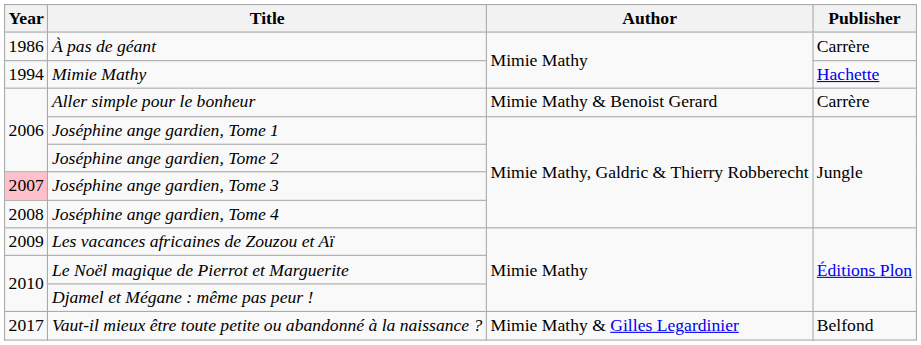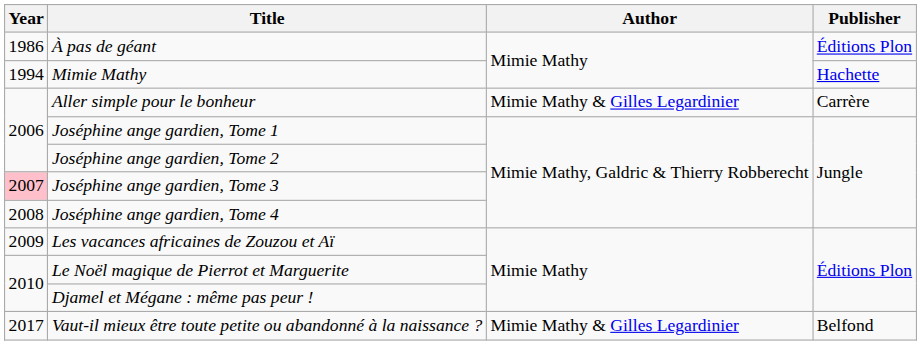(843, 46) Carrère -> (864, 46) Éditions Plon
(604, 102) Mimie Mathy & Benoist Gerard -> (615, 102) Mimie Mathy & Gilles Legardinier
